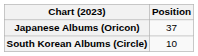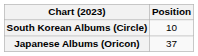rows swapped: (77, 28) <-> (77, 43)
